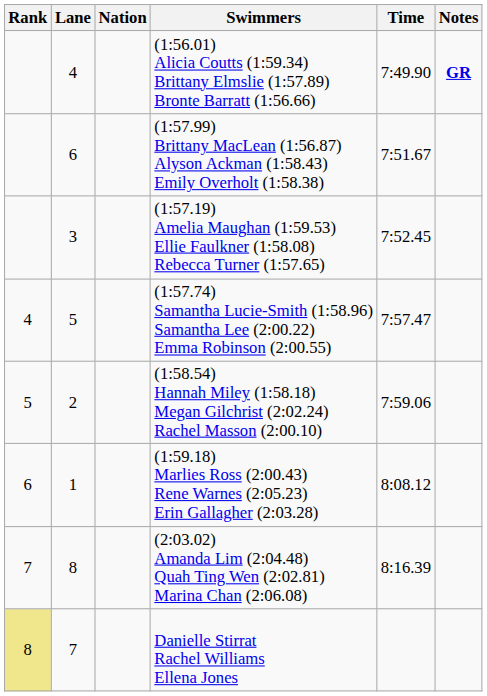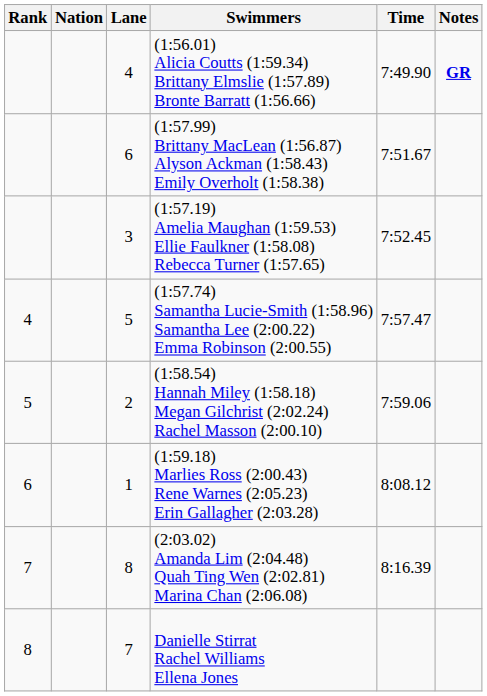columns swapped: (73, 17) <-> (123, 17)
(28, 650) khaki background -> (28, 650) no background
